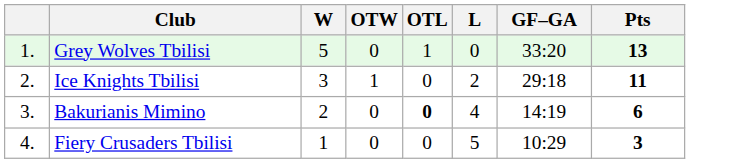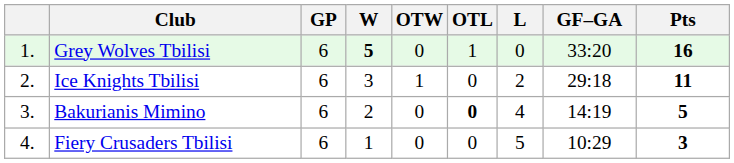+ column: (323, 19)
(323, 50) normal -> (369, 50) bold
(638, 50) 13 -> (683, 50) 16
(638, 111) 6 -> (683, 111) 5
